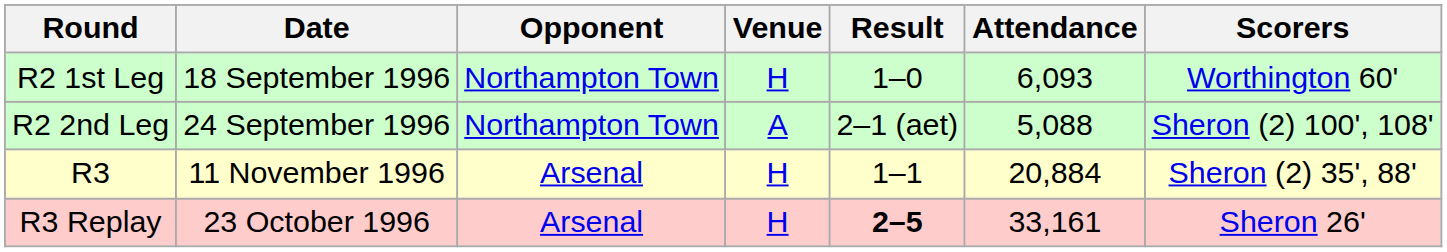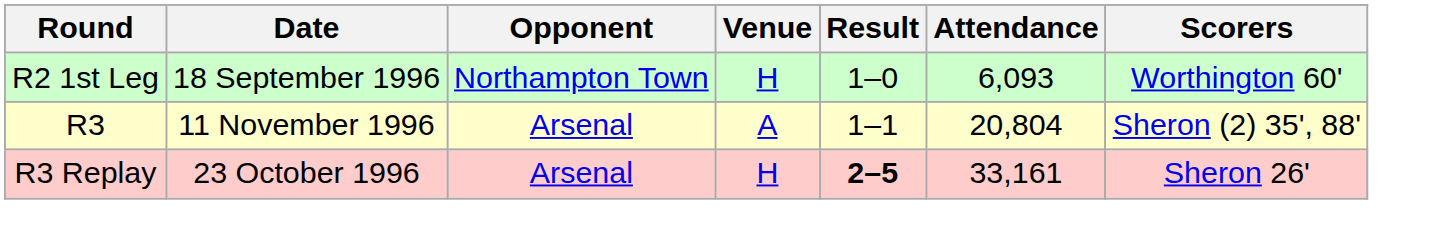- row: (91, 125)
(778, 173) H -> (767, 125) A
(1055, 173) 20,884 -> (1016, 125) 20,804
